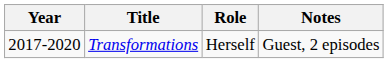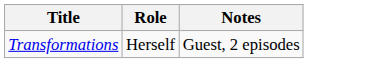- column: (44, 17)
